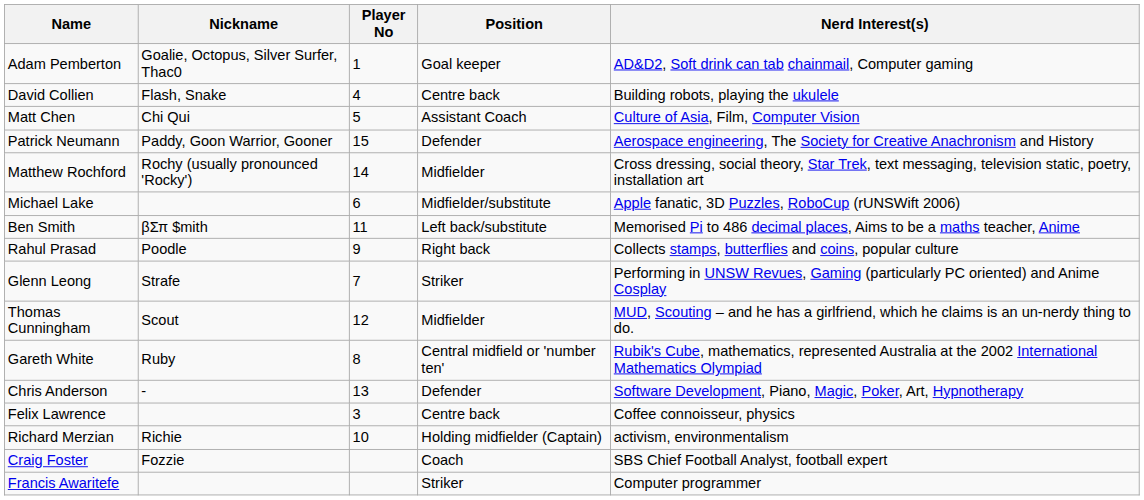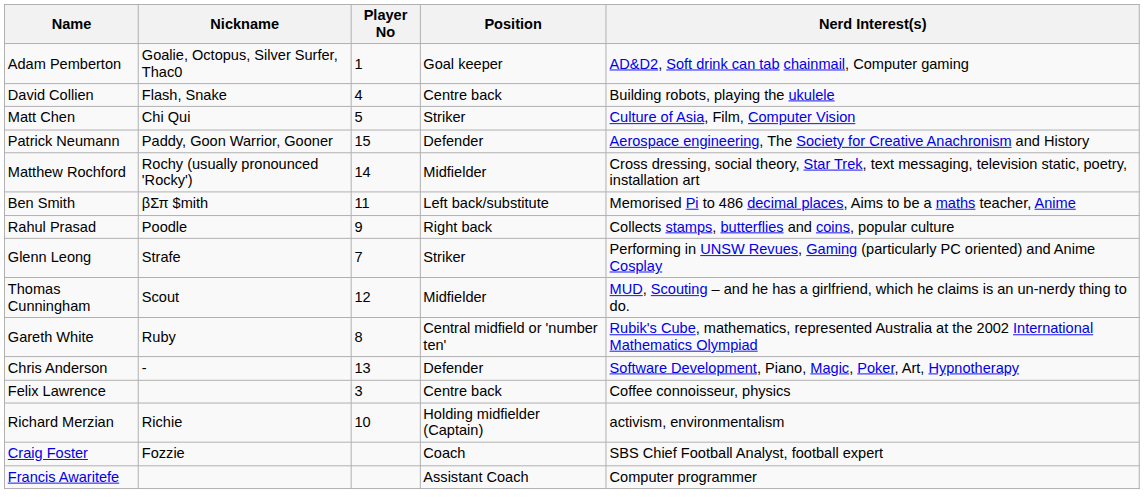(474, 118) Assistant Coach -> (444, 118) Striker
- row: (51, 203)
(442, 483) Striker -> (476, 477) Assistant Coach
